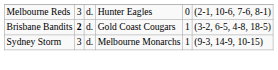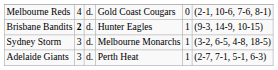(79, 12) 3 -> (79, 12) 4
(125, 12) Hunter Eagles -> (137, 12) Gold Coast Cougars
(137, 27) Gold Coast Cougars -> (125, 27) Hunter Eagles
(233, 27) (3-2, 6-5, 4-8, 18-5) -> (229, 27) (9-3, 14-9, 10-15)
(229, 42) (9-3, 14-9, 10-15) -> (233, 42) (3-2, 6-5, 4-8, 18-5)
+ row: (38, 57)
